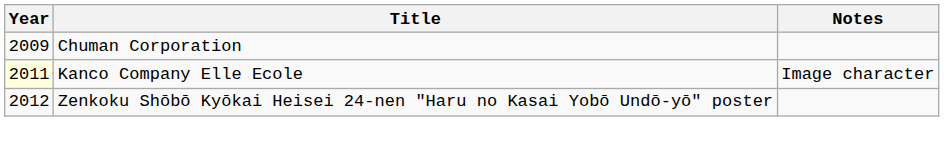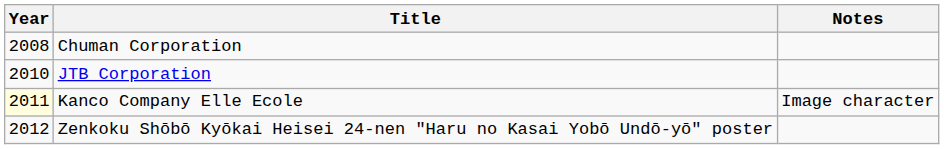(29, 46) 2009 -> (29, 46) 2008
+ row: (134, 74)
